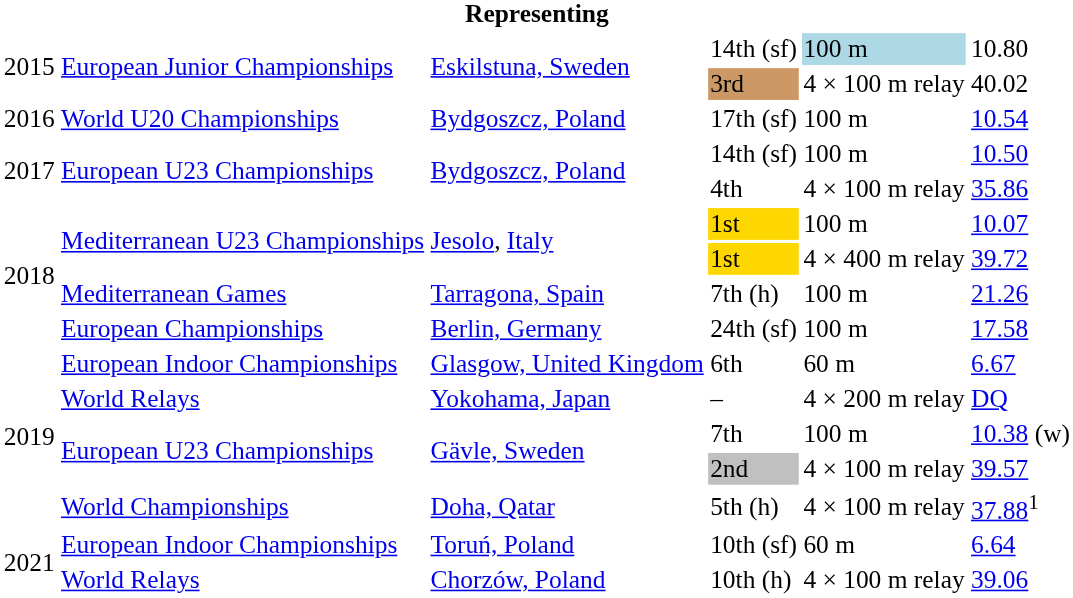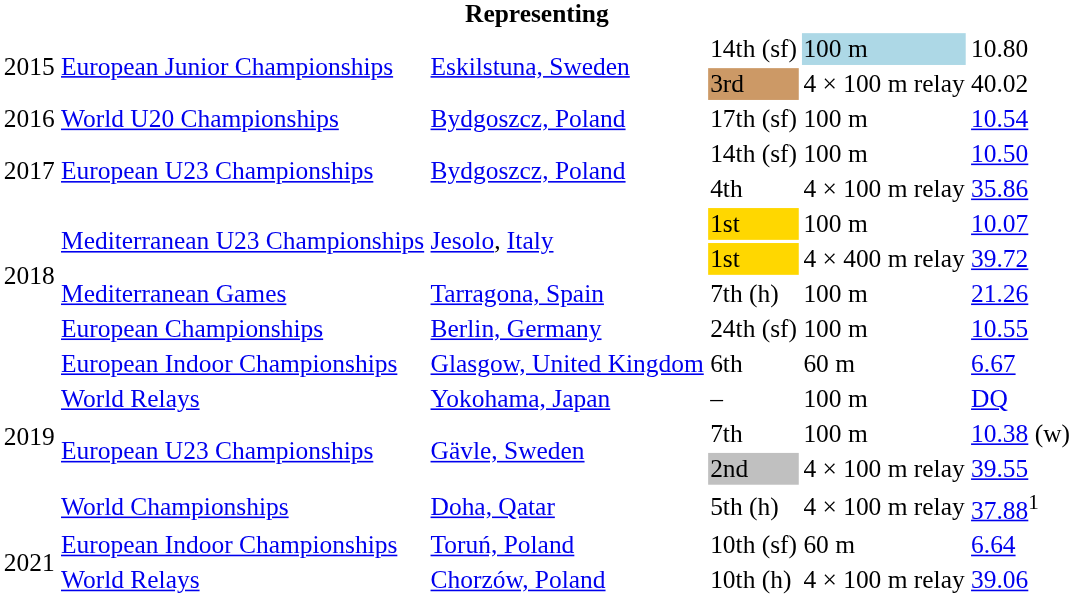(1000, 328) 17.58 -> (1000, 328) 10.55
(884, 398) 4 × 200 m relay -> (836, 398) 100 m
(1000, 468) 39.57 -> (1000, 468) 39.55
